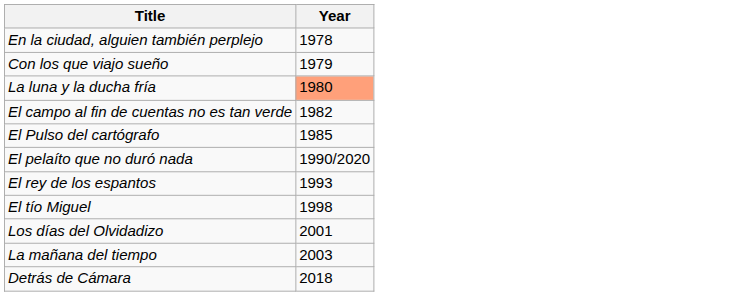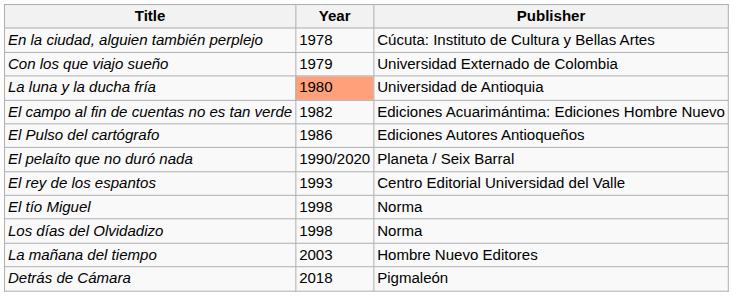+ column: (551, 16)
(316, 135) 1985 -> (316, 135) 1986
(316, 231) 2001 -> (316, 231) 1998
